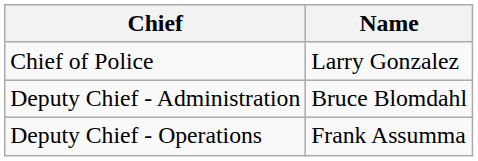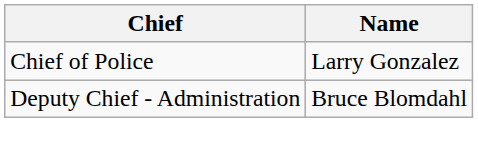- row: (136, 135)
